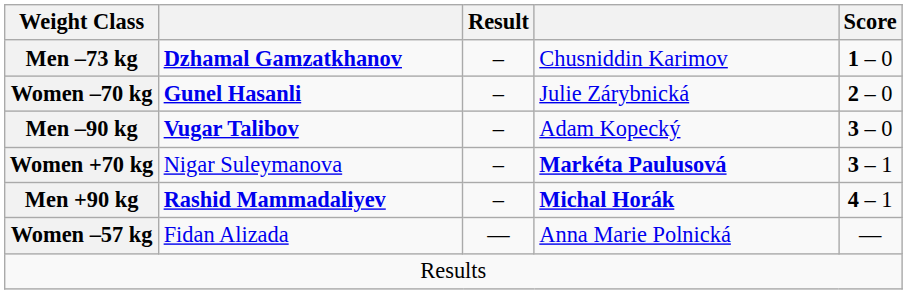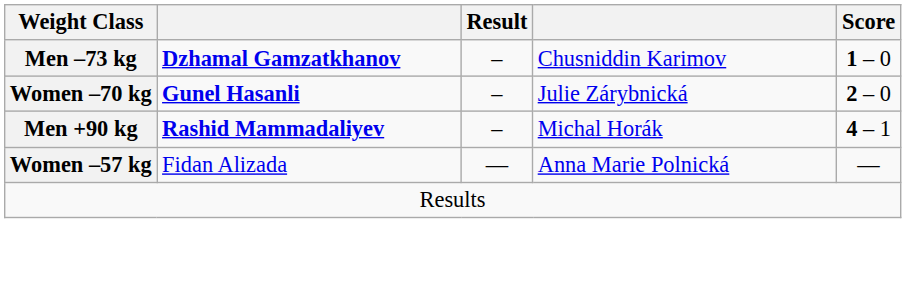- row: (82, 128)
- row: (82, 164)
(607, 199) bold -> (600, 128) normal
